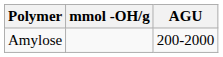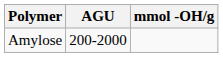columns swapped: (186, 16) <-> (109, 16)
